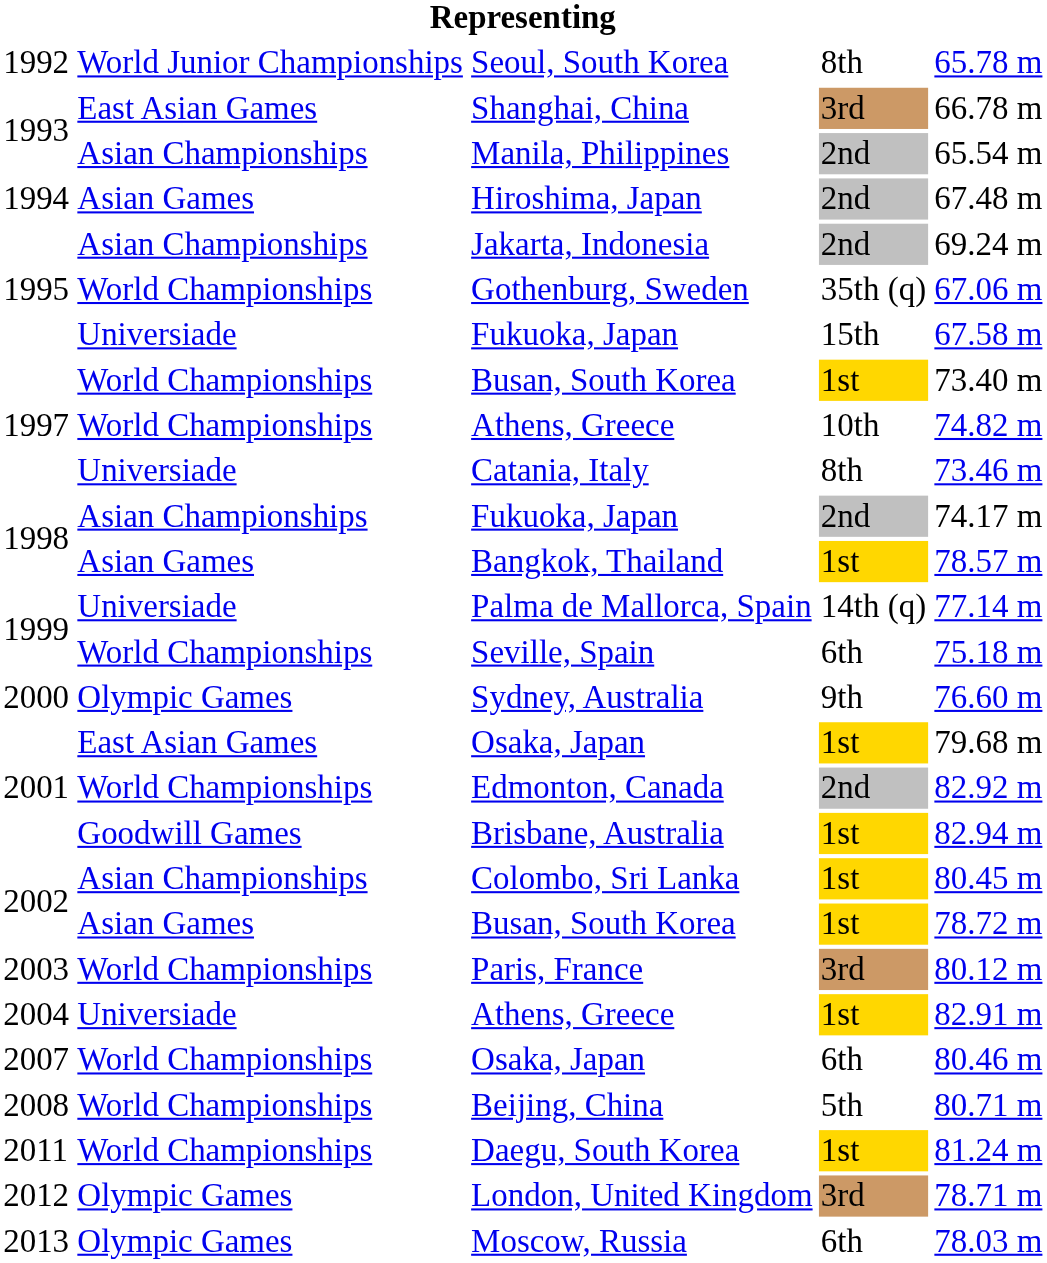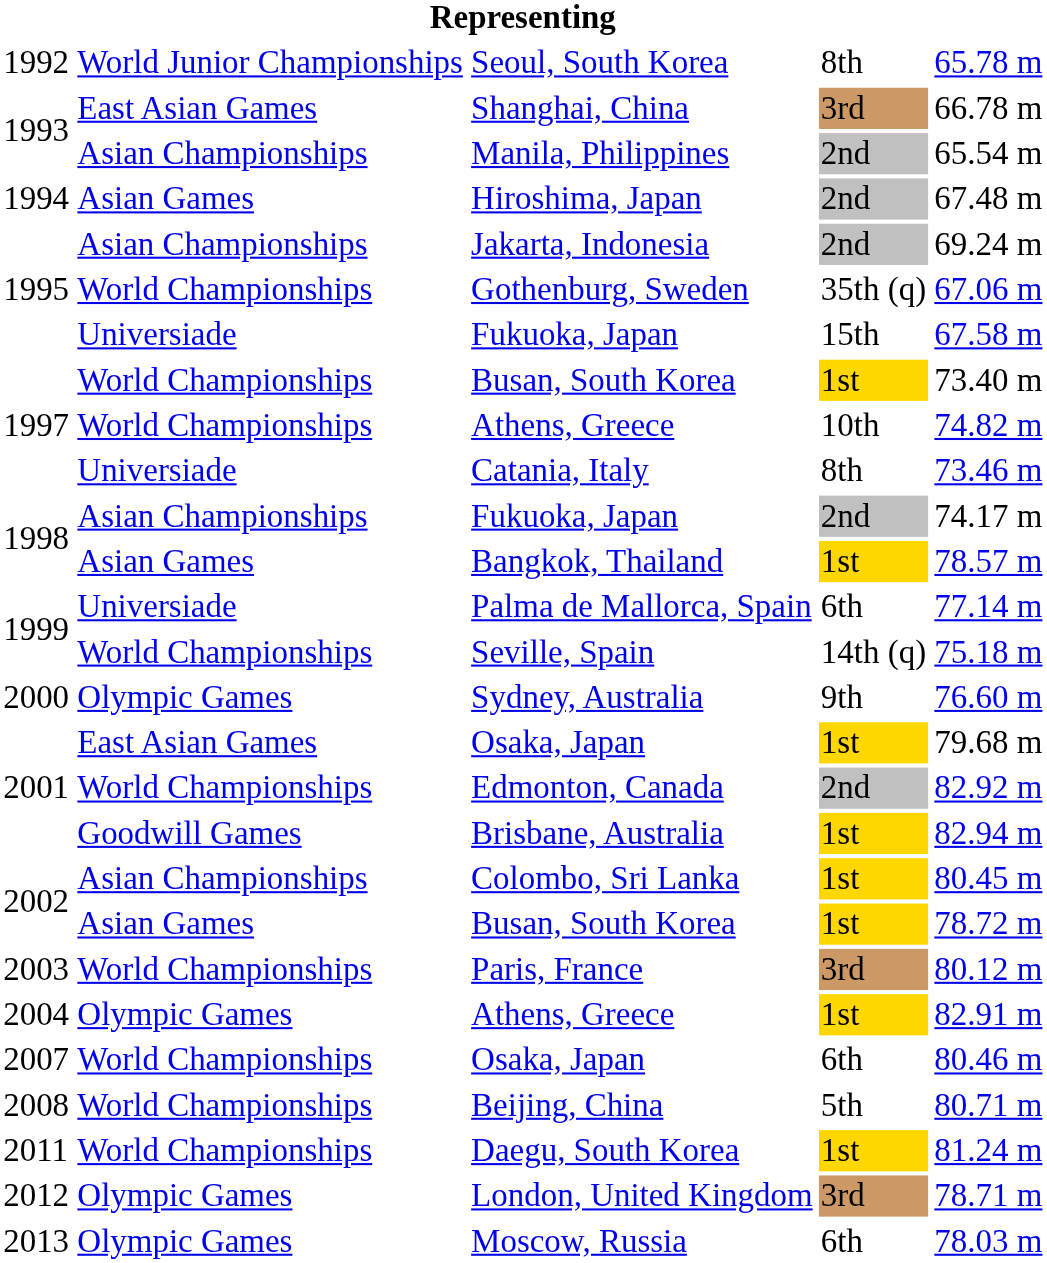(873, 606) 14th (q) -> (842, 606) 6th
(842, 651) 6th -> (873, 651) 14th (q)
(157, 1014) Universiade -> (185, 1014) Olympic Games
